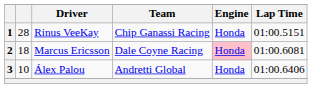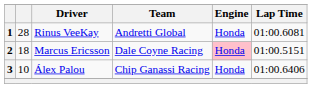(162, 32) Chip Ganassi Racing -> (150, 32) Andretti Global
(279, 32) 01:00.5151 -> (279, 32) 01:00.6081
(279, 51) 01:00.6081 -> (279, 51) 01:00.5151
(150, 69) Andretti Global -> (162, 69) Chip Ganassi Racing
